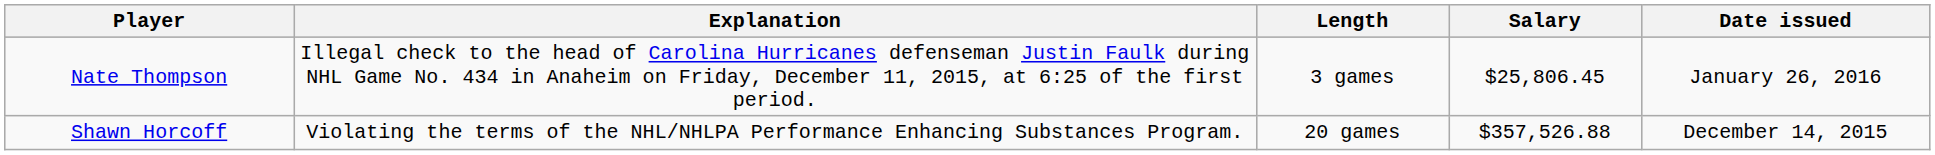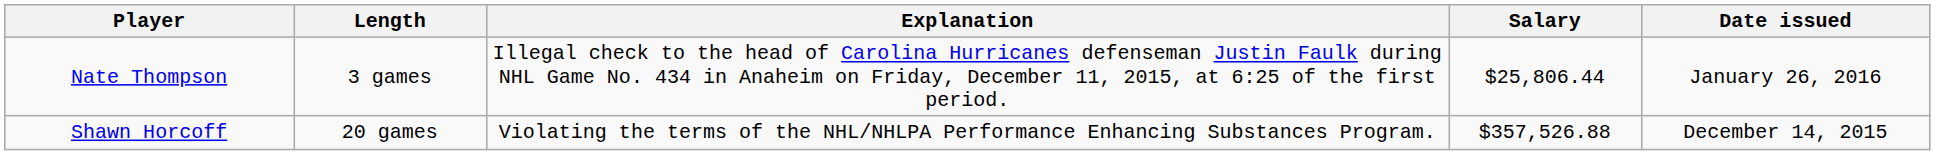columns swapped: (775, 21) <-> (1352, 21)
(1545, 77) $25,806.45 -> (1545, 77) $25,806.44
